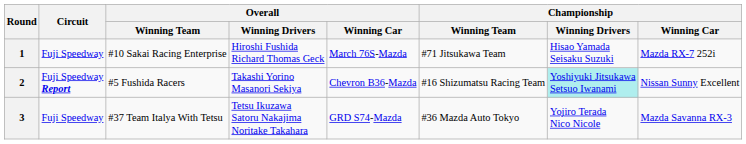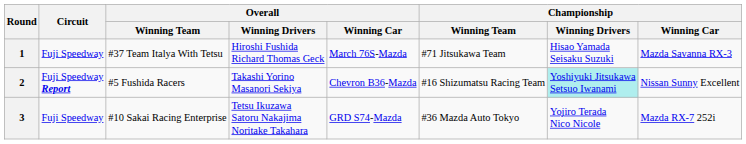(167, 53) #10 Sakai Racing Enterprise -> (166, 53) #37 Team Italya With Tetsu
(678, 53) Mazda RX-7 252i -> (686, 53) Mazda Savanna RX-3
(166, 118) #37 Team Italya With Tetsu -> (167, 118) #10 Sakai Racing Enterprise
(686, 118) Mazda Savanna RX-3 -> (678, 118) Mazda RX-7 252i
